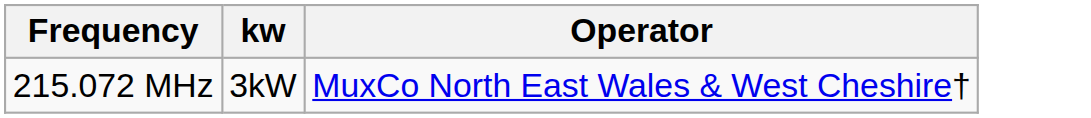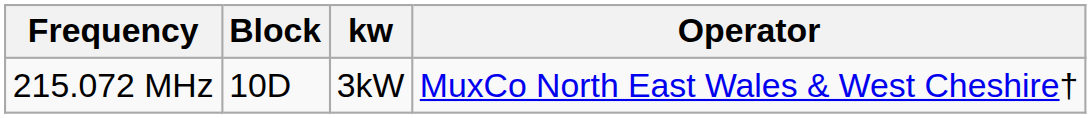+ column: (275, 31)
